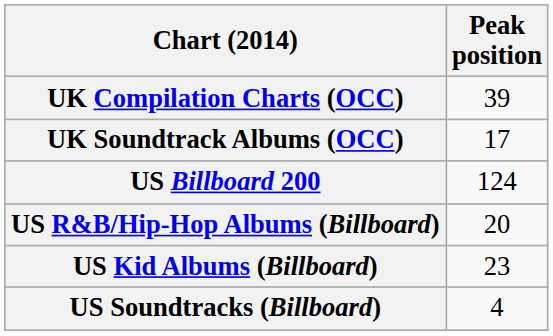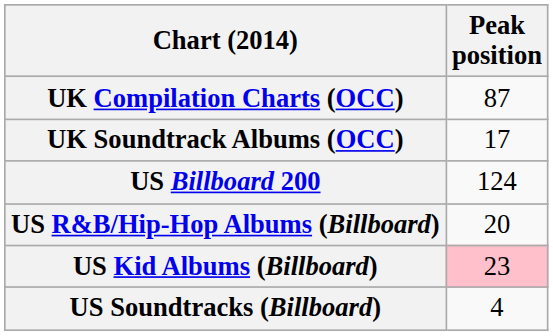(497, 97) 39 -> (497, 97) 87
(497, 266) no background -> (497, 266) pink background
